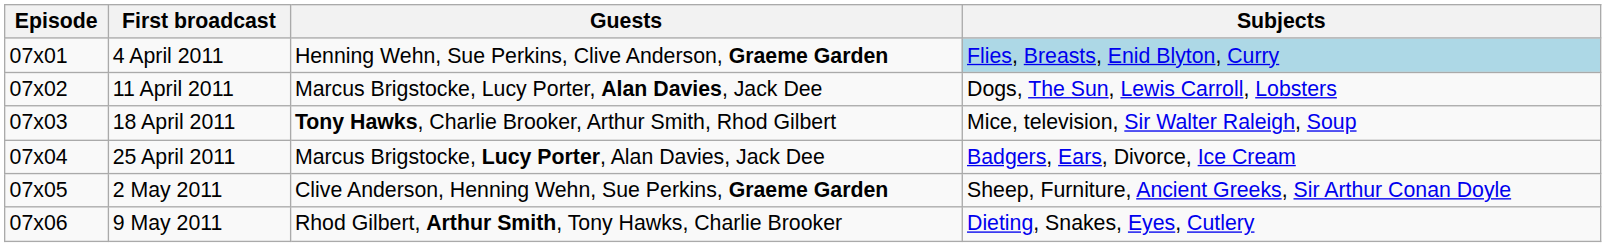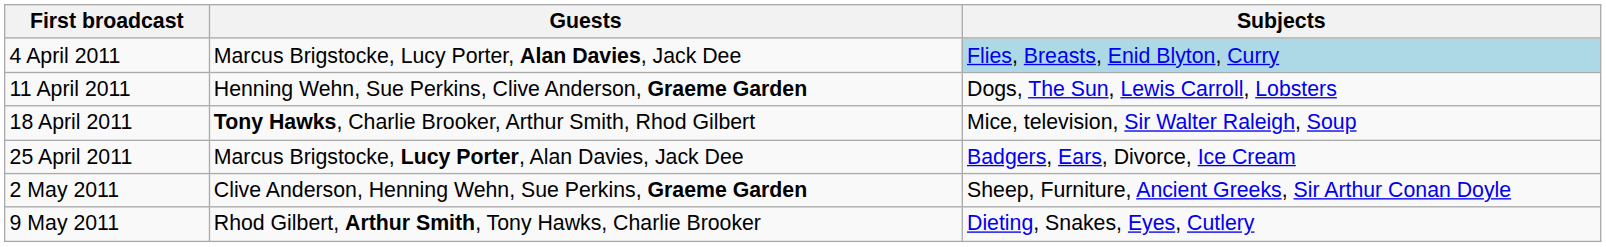- column: (56, 21)
(592, 55) Henning Wehn, Sue Perkins, Clive Anderson, Graeme Garden -> (478, 55) Marcus Brigstocke, Lucy Porter, Alan Davies, Jack Dee
(559, 88) Marcus Brigstocke, Lucy Porter, Alan Davies, Jack Dee -> (510, 88) Henning Wehn, Sue Perkins, Clive Anderson, Graeme Garden
